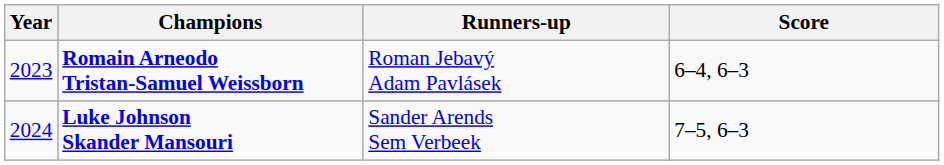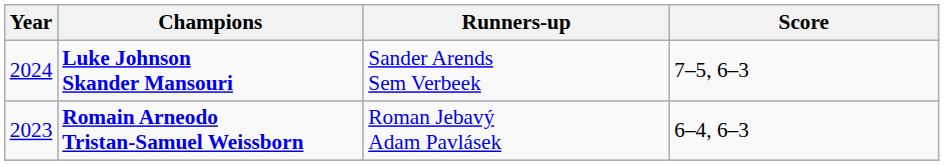rows swapped: (148, 130) <-> (183, 70)
